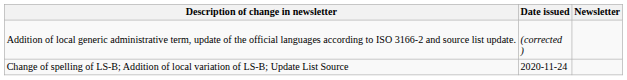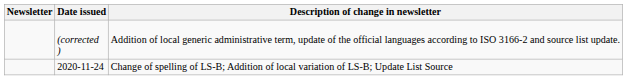columns swapped: (597, 12) <-> (261, 12)
